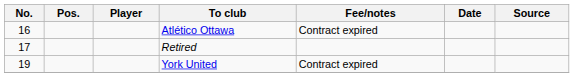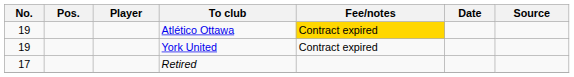(24, 30) 16 -> (24, 30) 19
(338, 30) no background -> (338, 30) gold background
rows swapped: (189, 64) <-> (179, 47)
